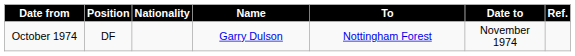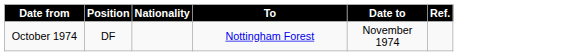- column: (251, 13)
